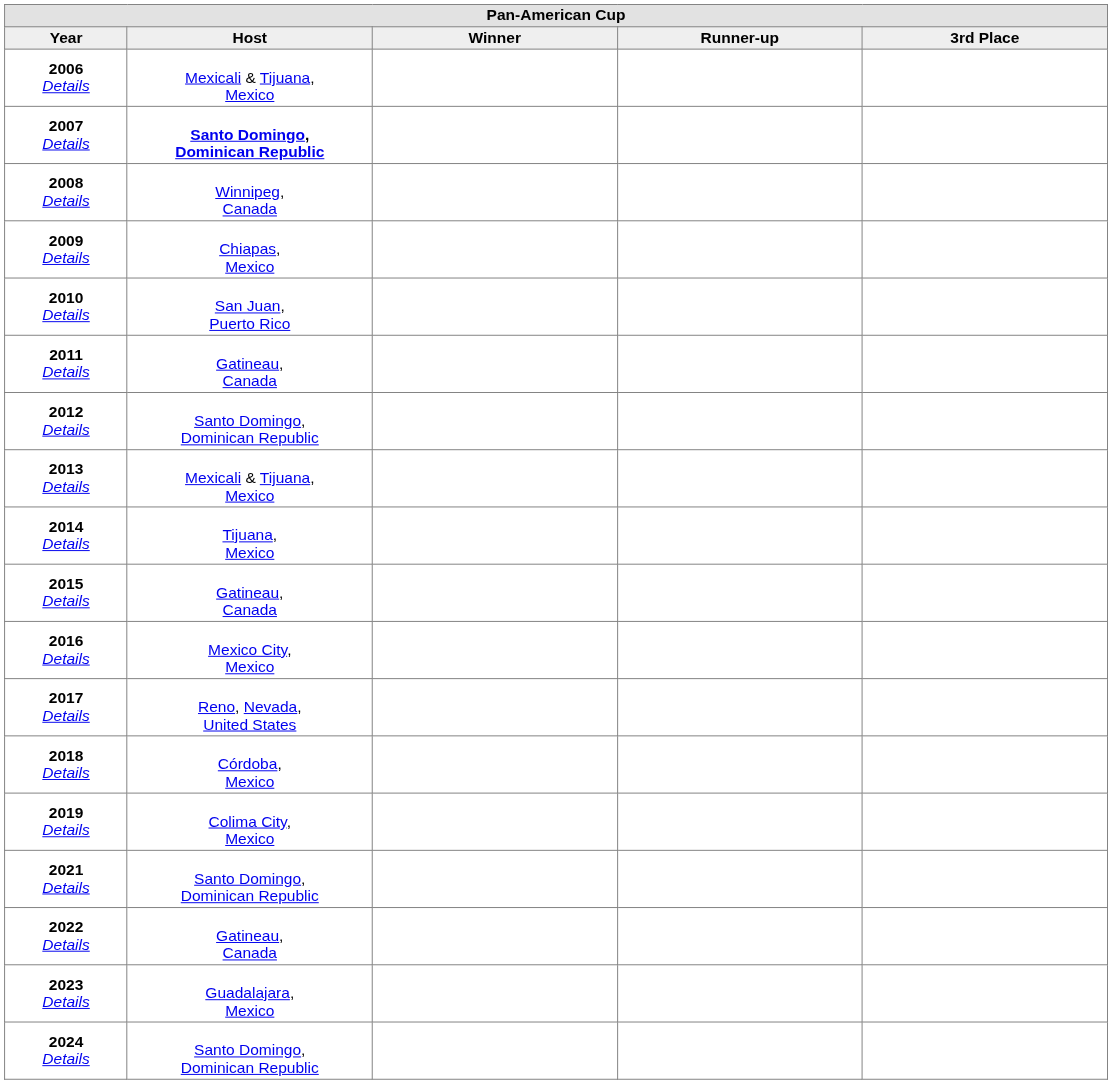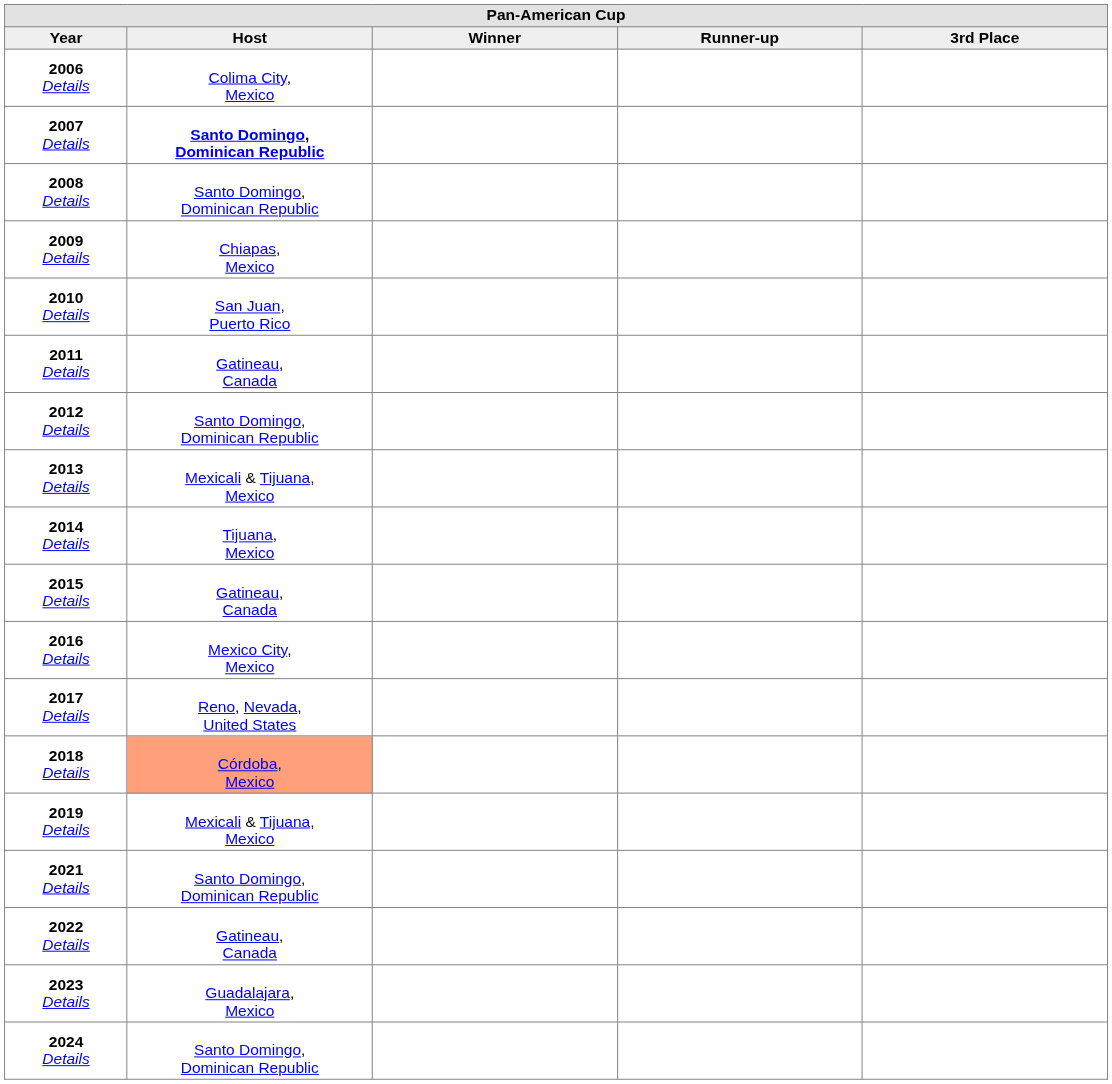(250, 86) Mexicali & Tijuana, Mexico -> (250, 86) Colima City, Mexico
(250, 200) Winnipeg, Canada -> (250, 200) Santo Domingo, Dominican Republic
(250, 773) no background -> (250, 773) lightsalmon background
(250, 830) Colima City, Mexico -> (250, 830) Mexicali & Tijuana, Mexico
